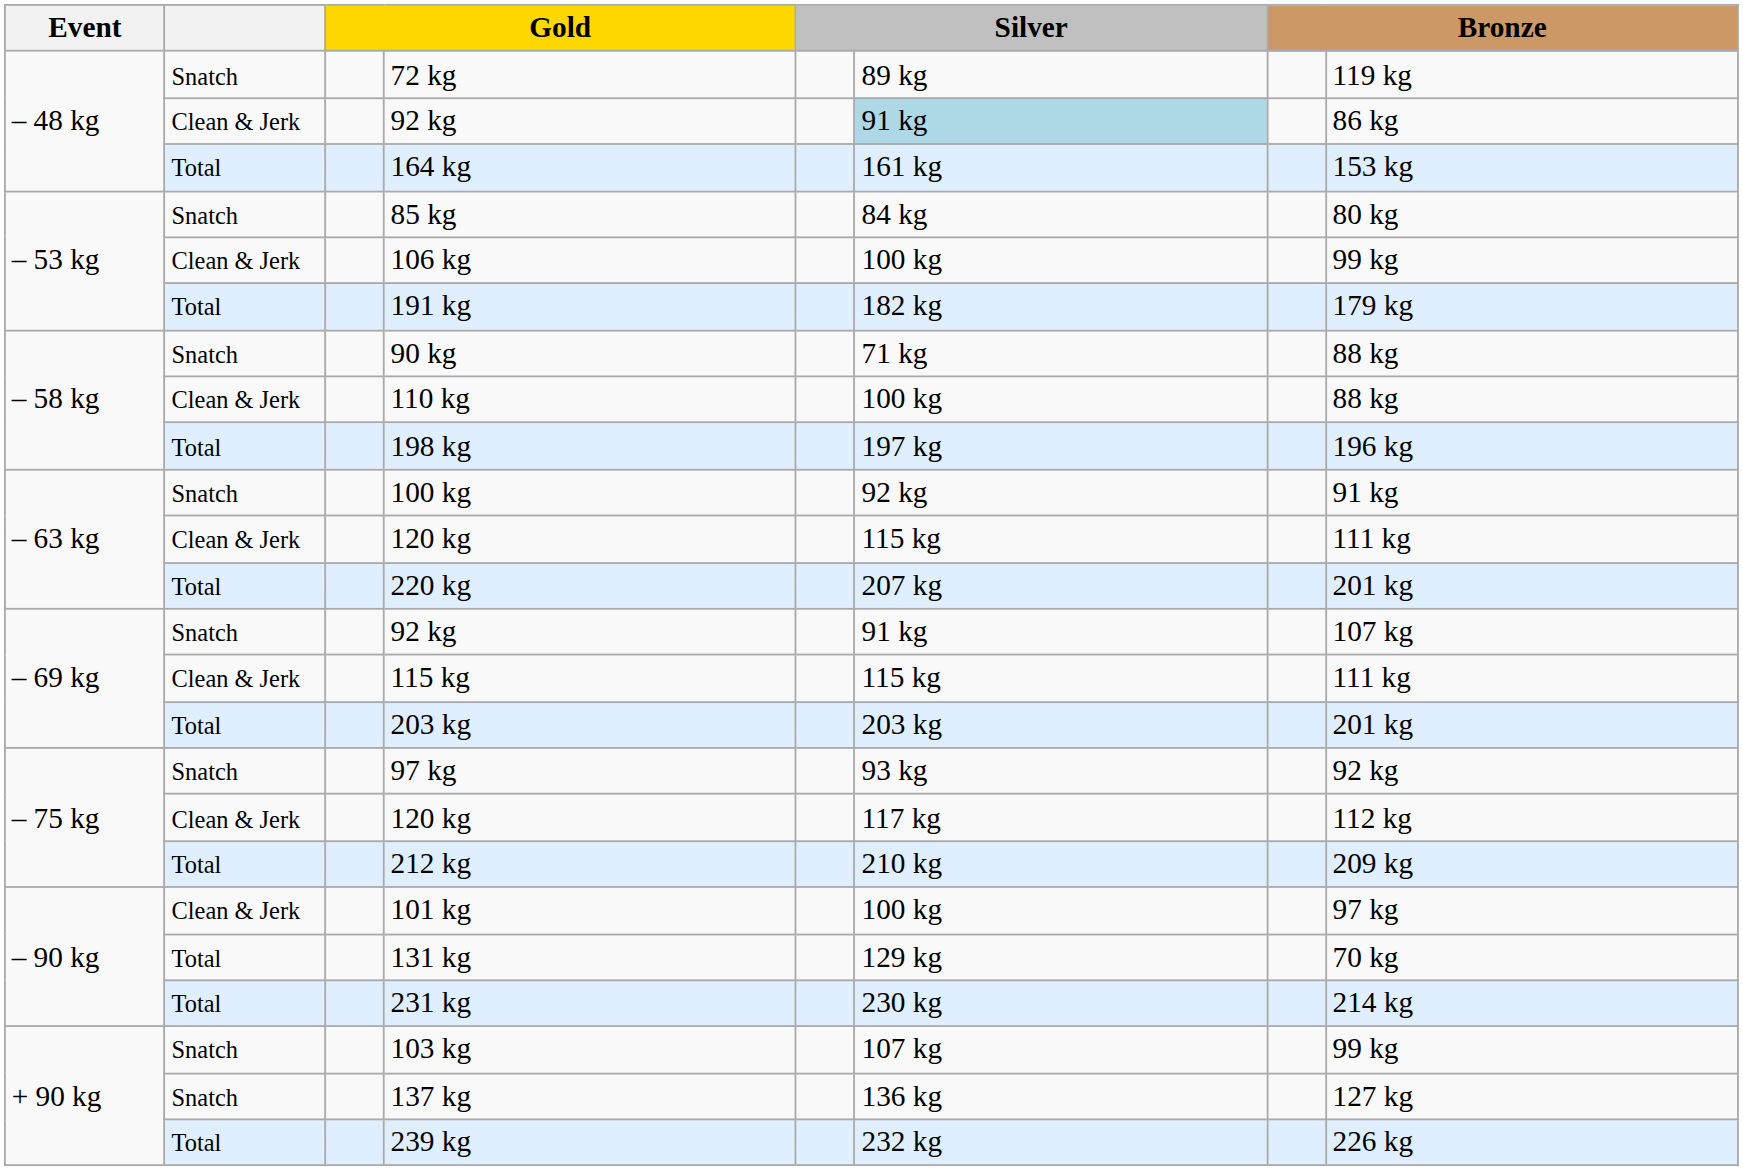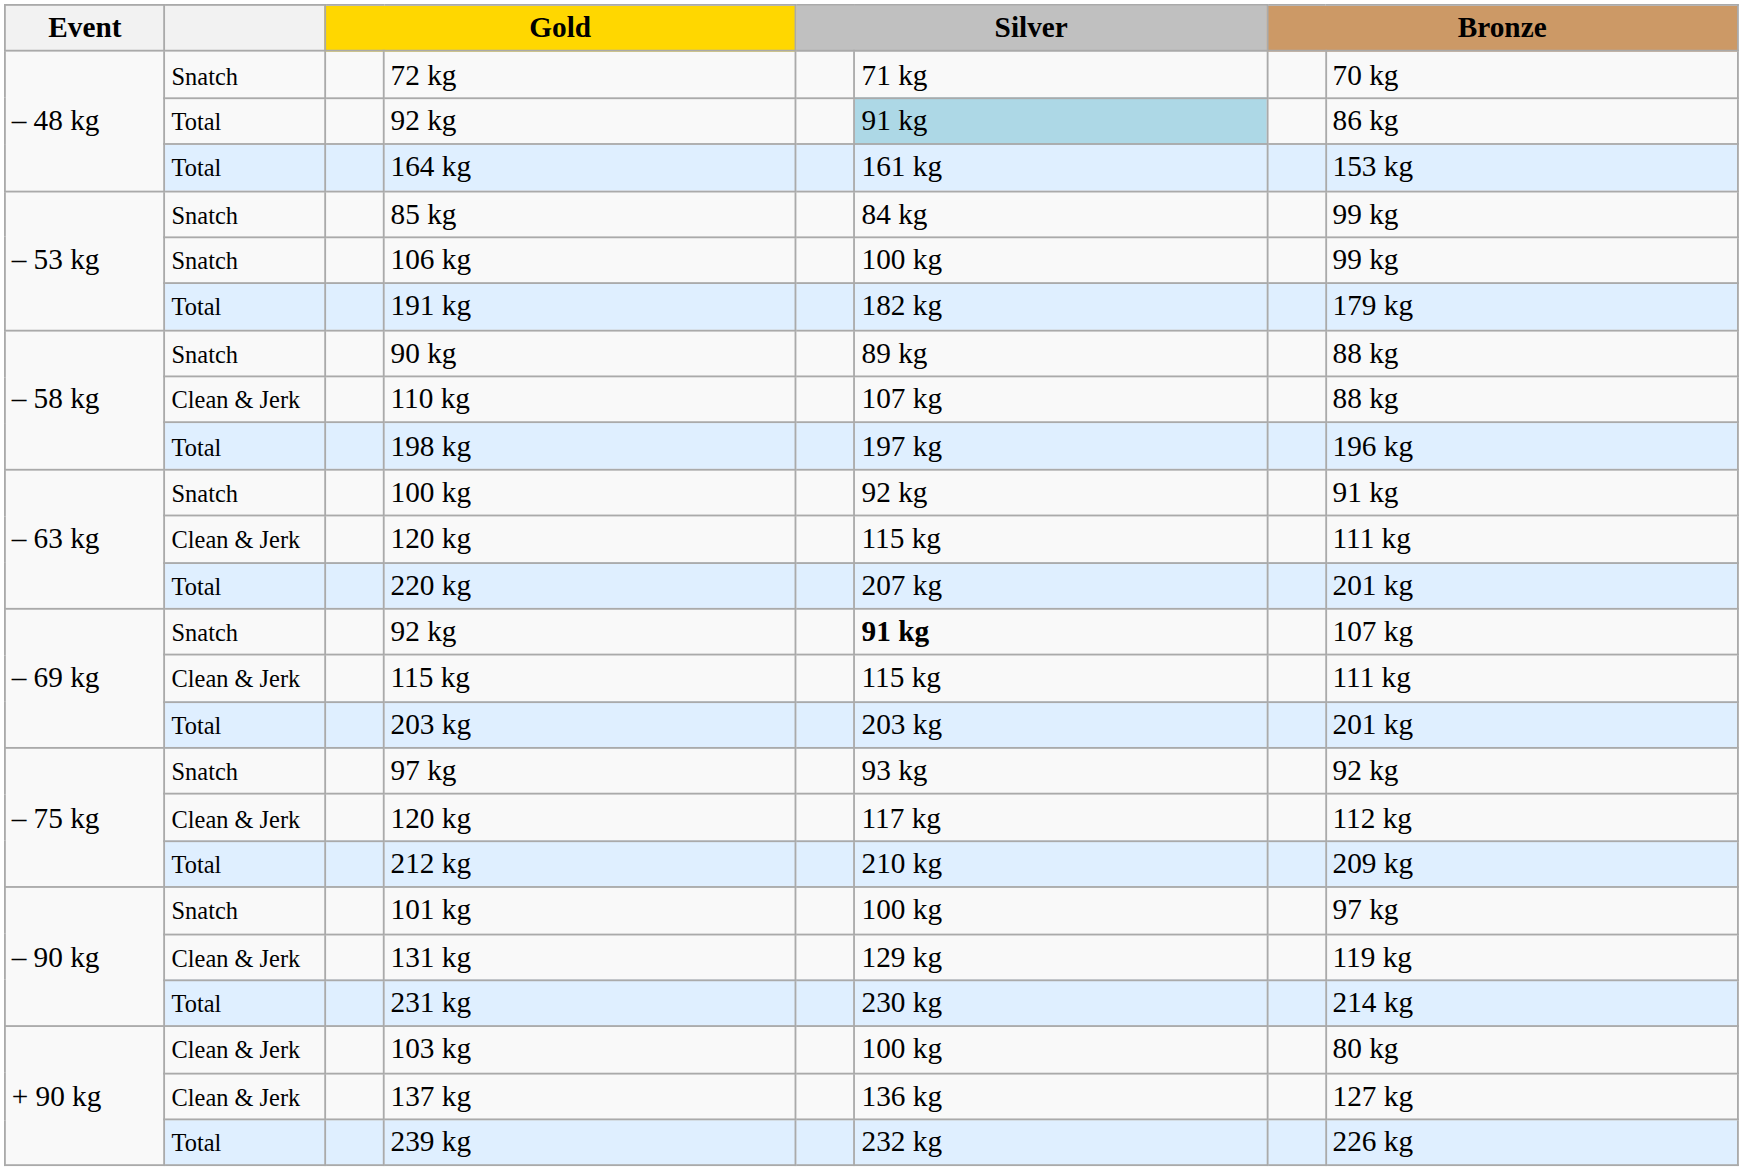(894, 74) 89 kg -> (894, 74) 71 kg
(1372, 74) 119 kg -> (1365, 74) 70 kg
(236, 122) Clean & Jerk -> (196, 122) Total
(1365, 213) 80 kg -> (1365, 213) 99 kg
(236, 261) Clean & Jerk -> (205, 261) Snatch
(894, 352) 71 kg -> (894, 352) 89 kg
(902, 399) 100 kg -> (902, 399) 107 kg
(894, 631) normal -> (895, 631) bold
(236, 911) Clean & Jerk -> (205, 911) Snatch
(196, 958) Total -> (236, 958) Clean & Jerk
(1365, 956) 70 kg -> (1372, 956) 119 kg
(205, 1051) Snatch -> (236, 1051) Clean & Jerk
(902, 1049) 107 kg -> (902, 1049) 100 kg
(1365, 1049) 99 kg -> (1365, 1049) 80 kg
(205, 1097) Snatch -> (236, 1097) Clean & Jerk
